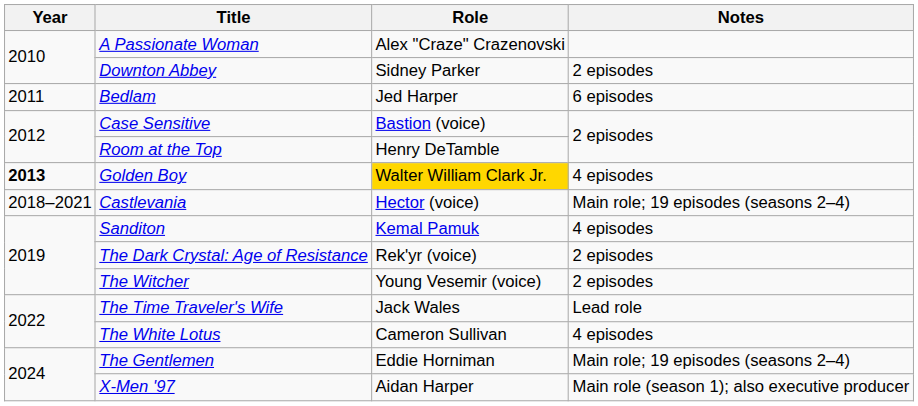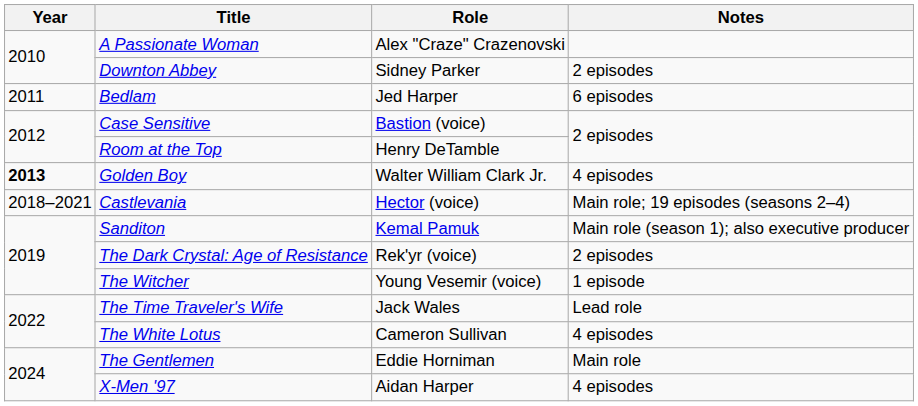(461, 176) gold background -> (461, 176) no background
(613, 228) 4 episodes -> (741, 228) Main role (season 1); also executive producer
(613, 281) 2 episodes -> (609, 281) 1 episode
(711, 360) Main role; 19 episodes (seasons 2–4) -> (607, 360) Main role
(741, 387) Main role (season 1); also executive producer -> (613, 387) 4 episodes
